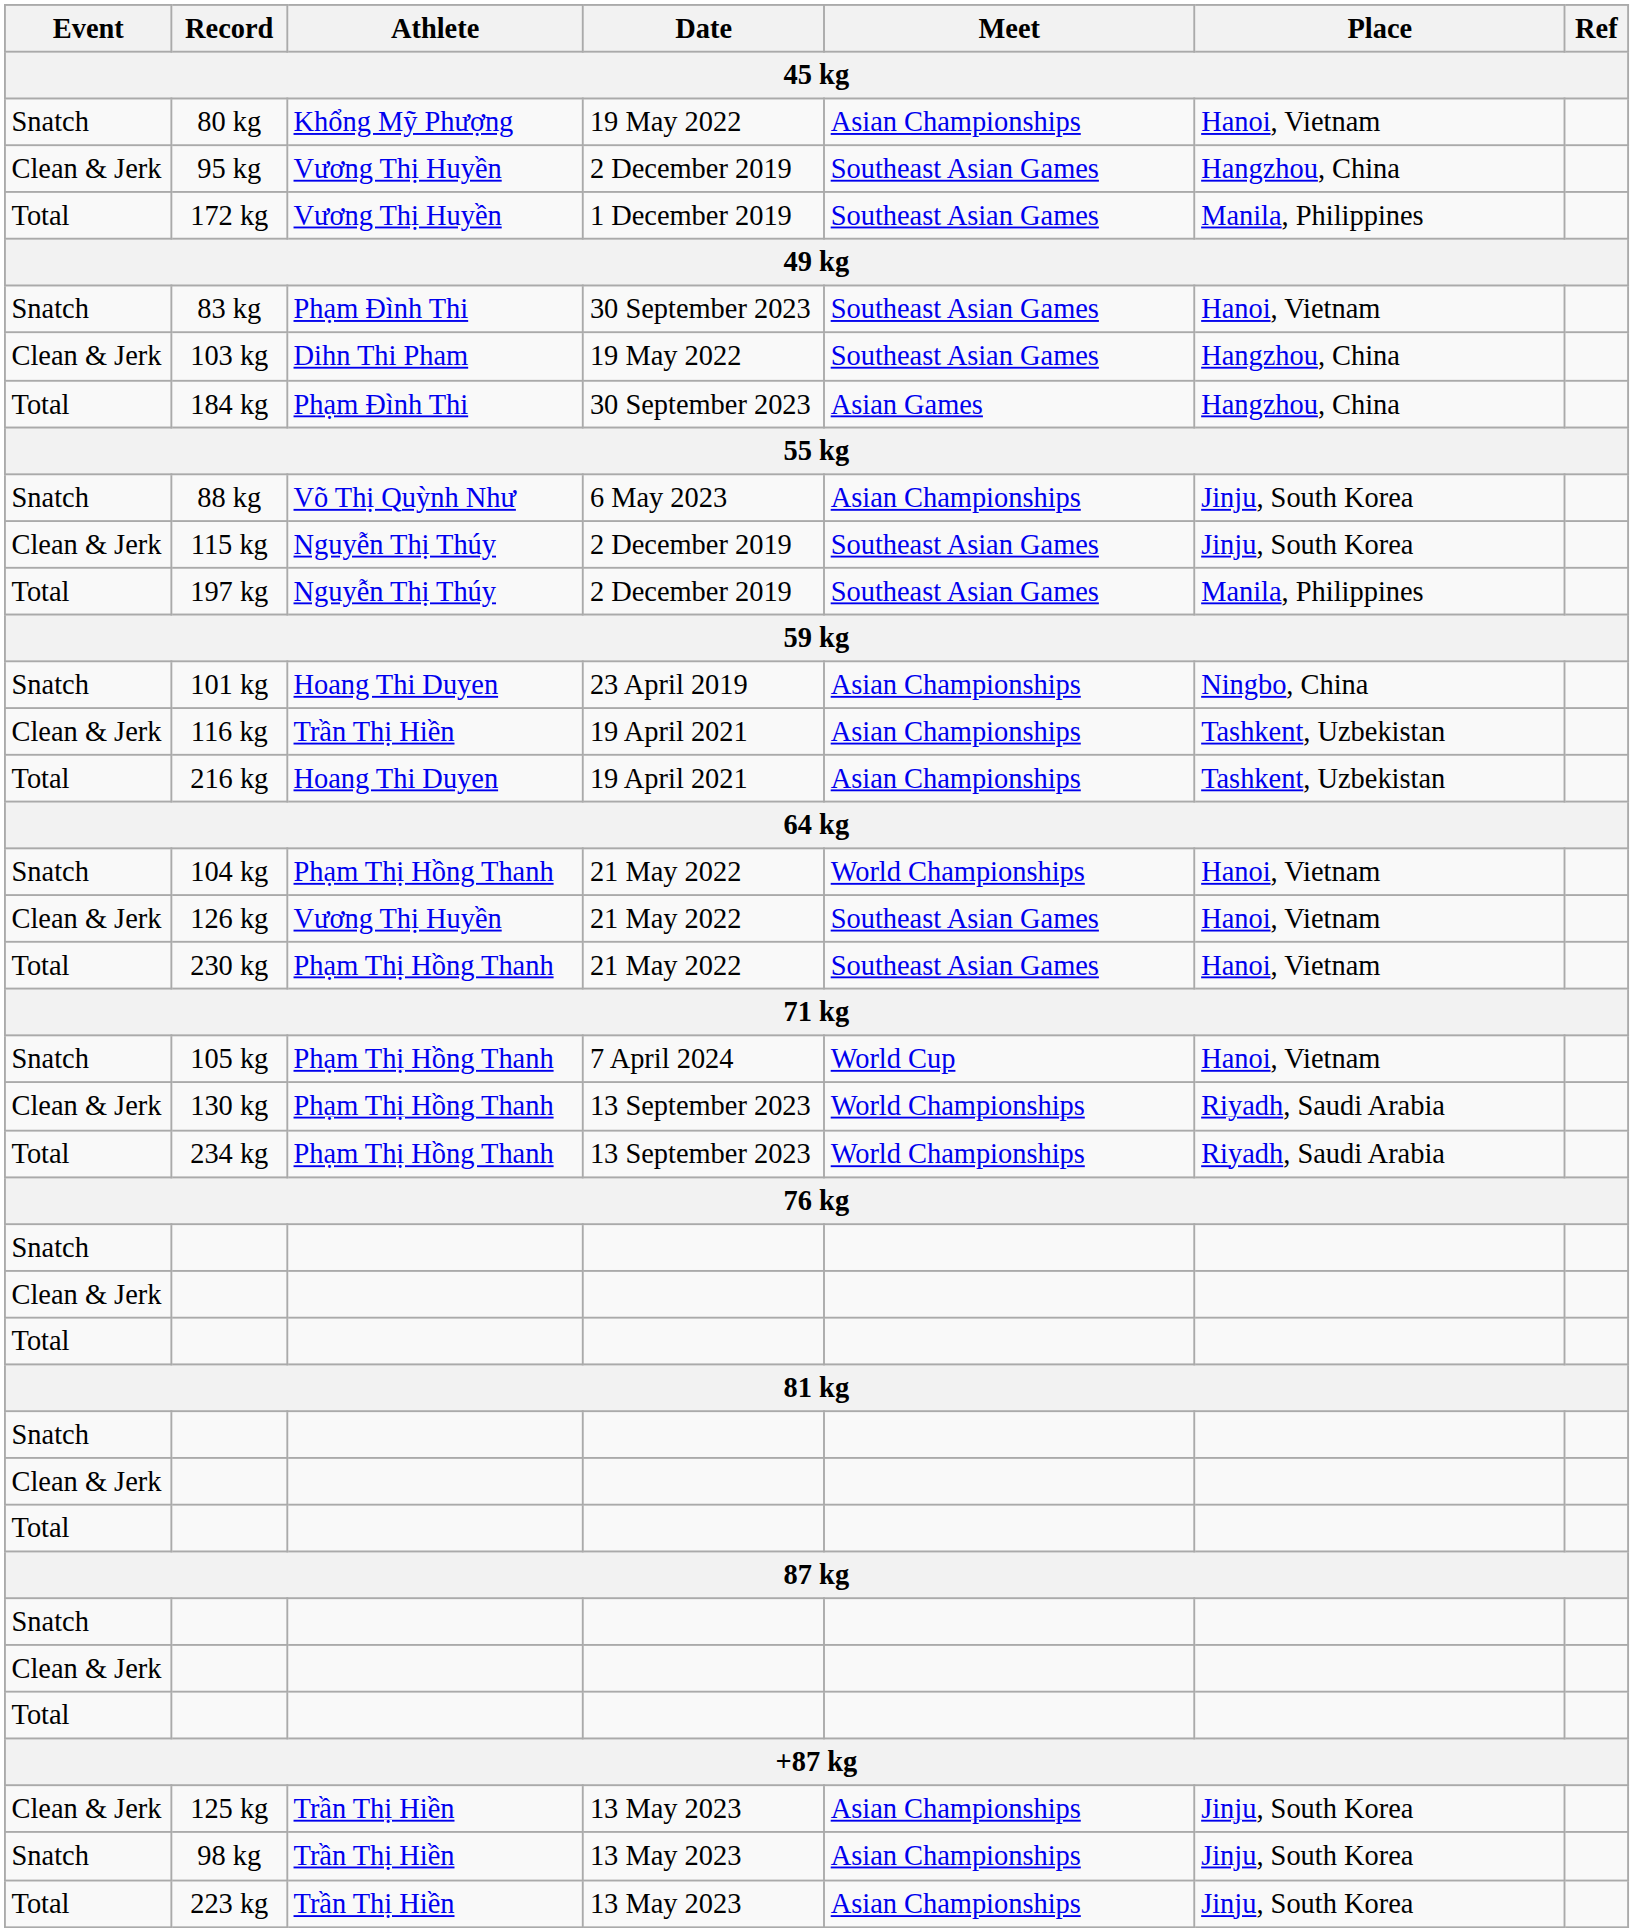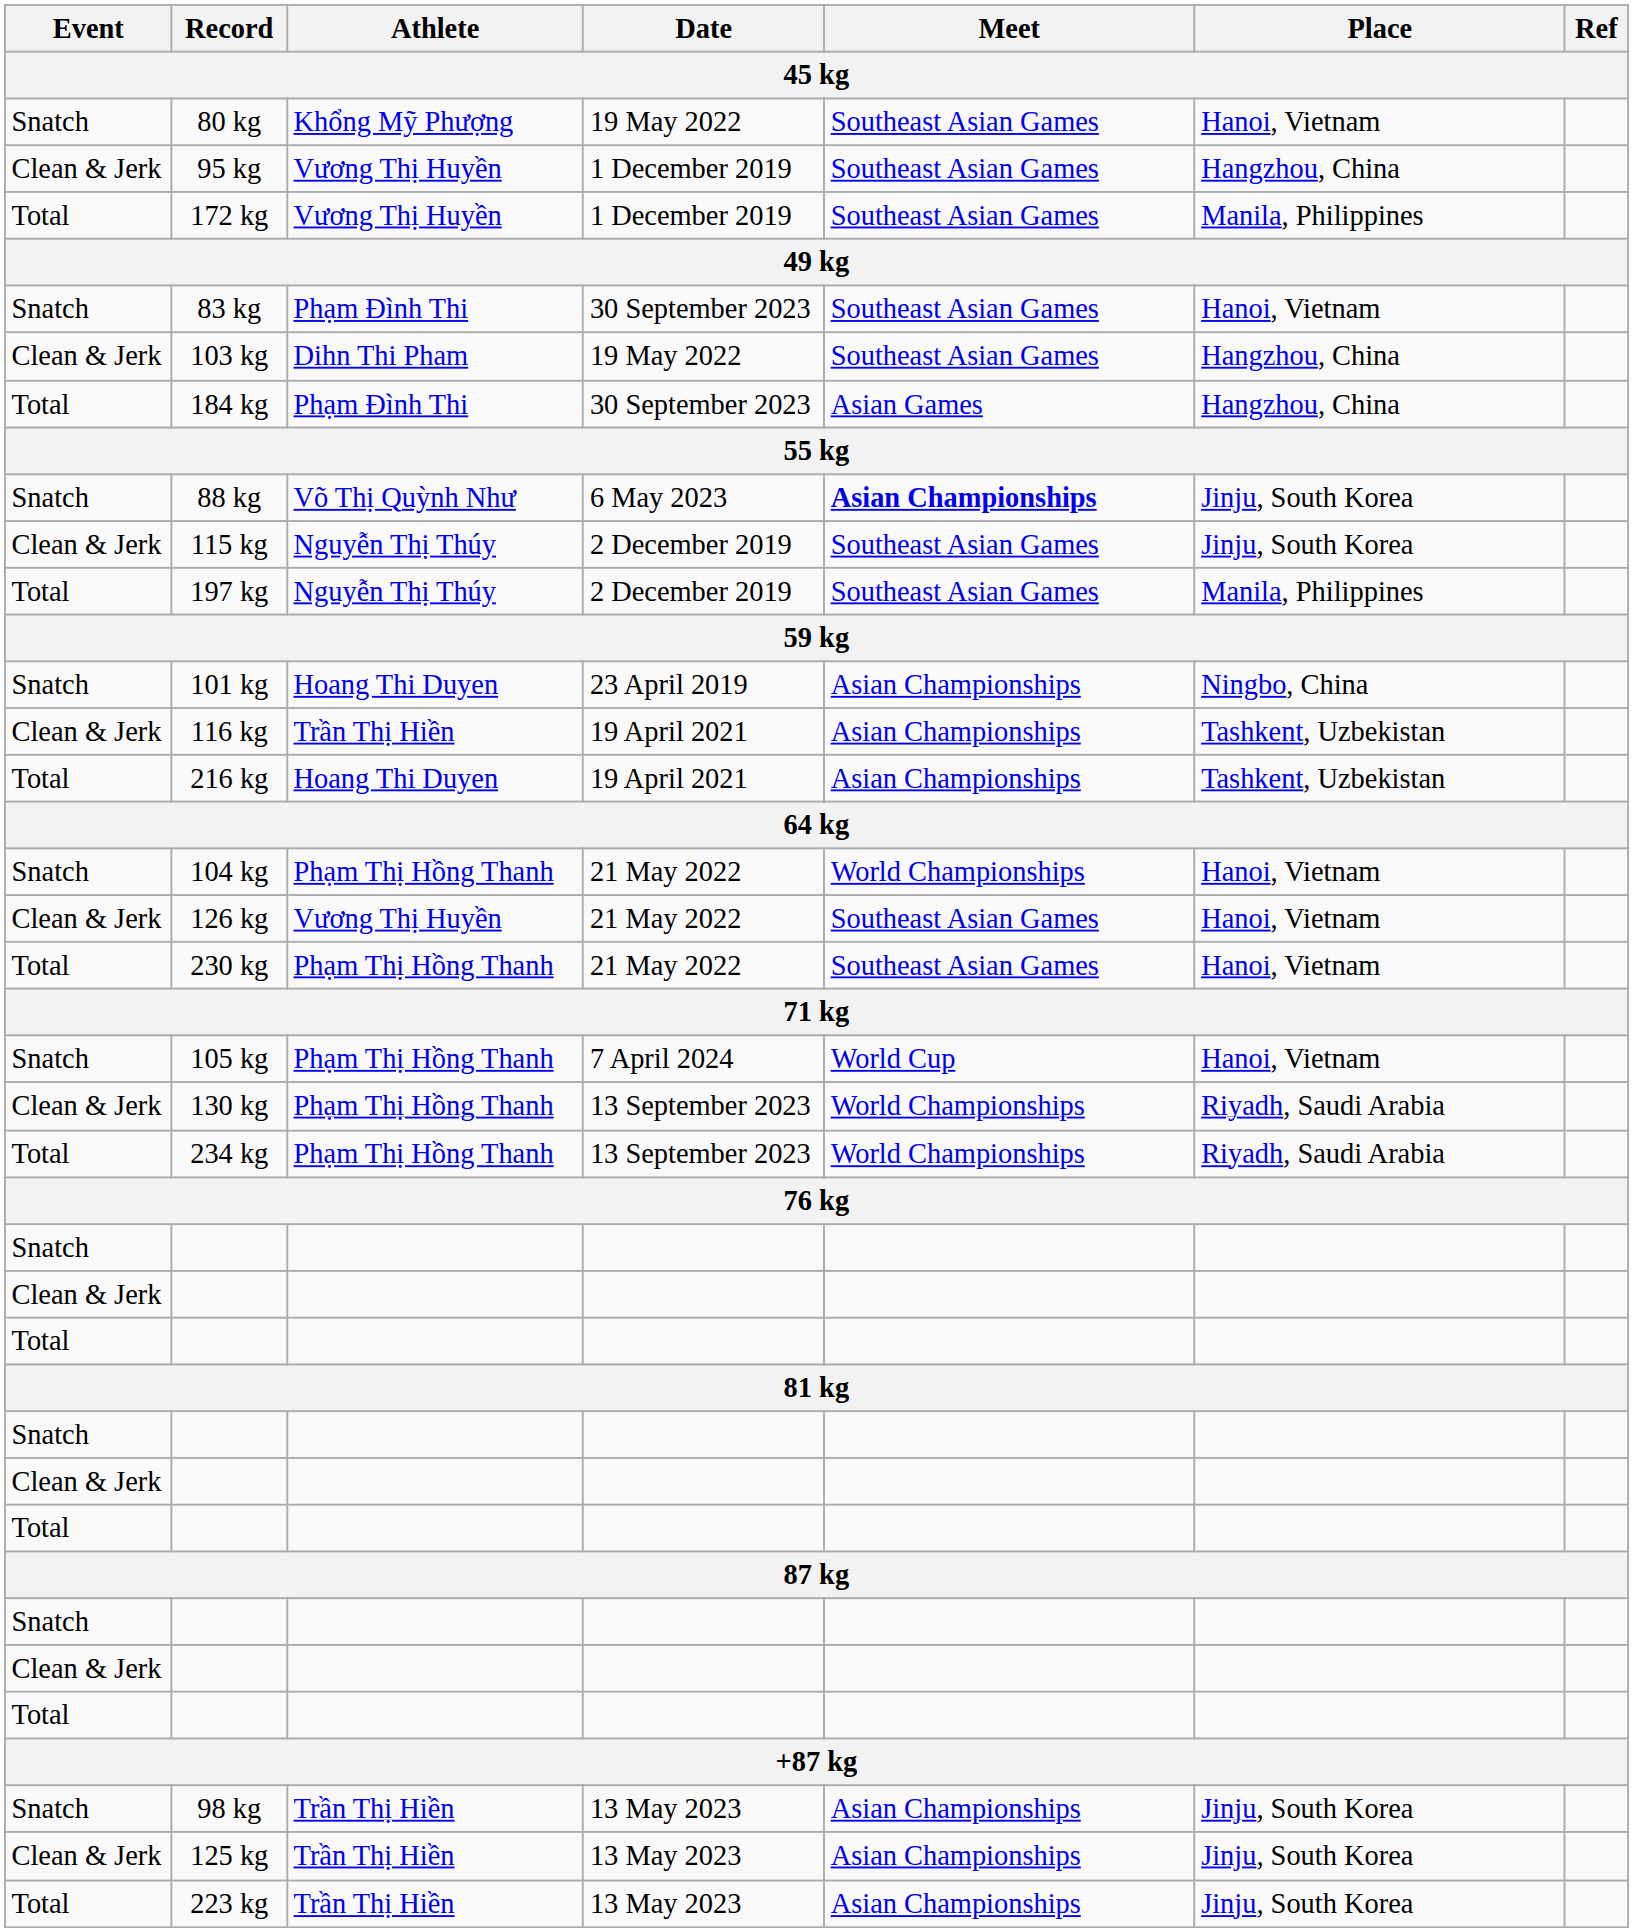(956, 121) Asian Championships -> (965, 121) Southeast Asian Games
(691, 168) 2 December 2019 -> (691, 168) 1 December 2019
(956, 496) normal -> (964, 496) bold
rows swapped: (50, 1855) <-> (86, 1809)
